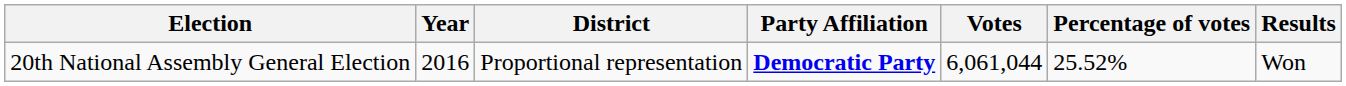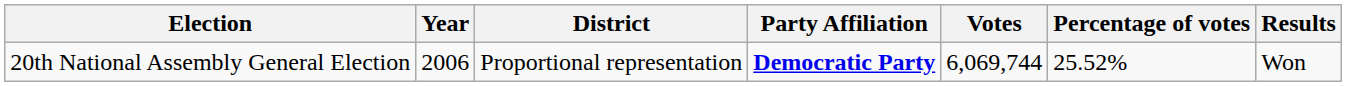(445, 61) 2016 -> (445, 61) 2006
(994, 61) 6,061,044 -> (994, 61) 6,069,744
